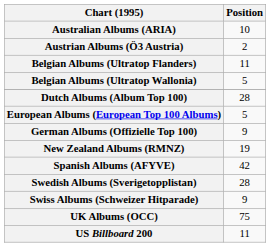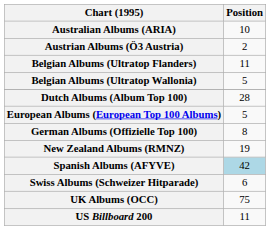(245, 132) 9 -> (245, 132) 8
(245, 166) no background -> (245, 166) lightblue background
- row: (114, 183)
(245, 200) 9 -> (245, 183) 6
